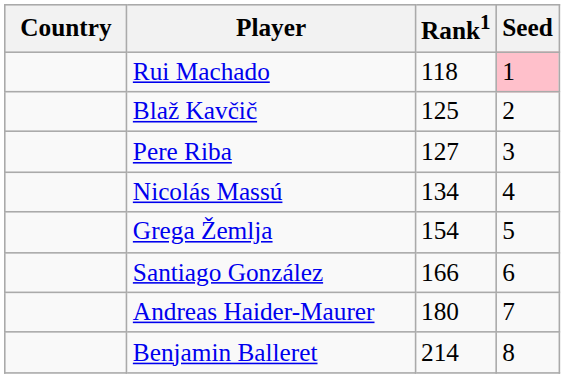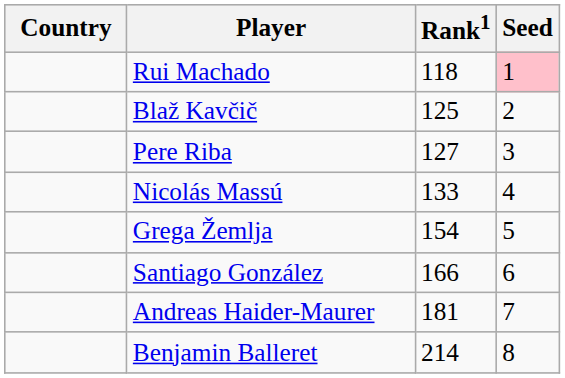(440, 191) 134 -> (440, 191) 133
(440, 312) 180 -> (440, 312) 181
